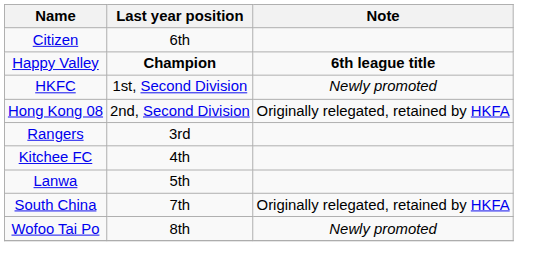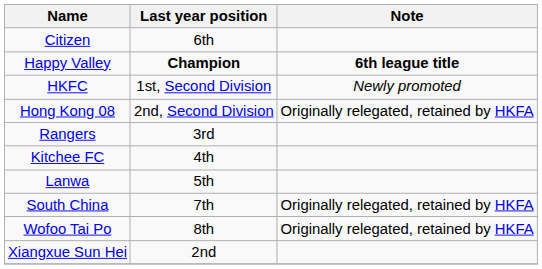(383, 228) Newly promoted -> (407, 228) Originally relegated, retained by HKFA
+ row: (67, 252)
